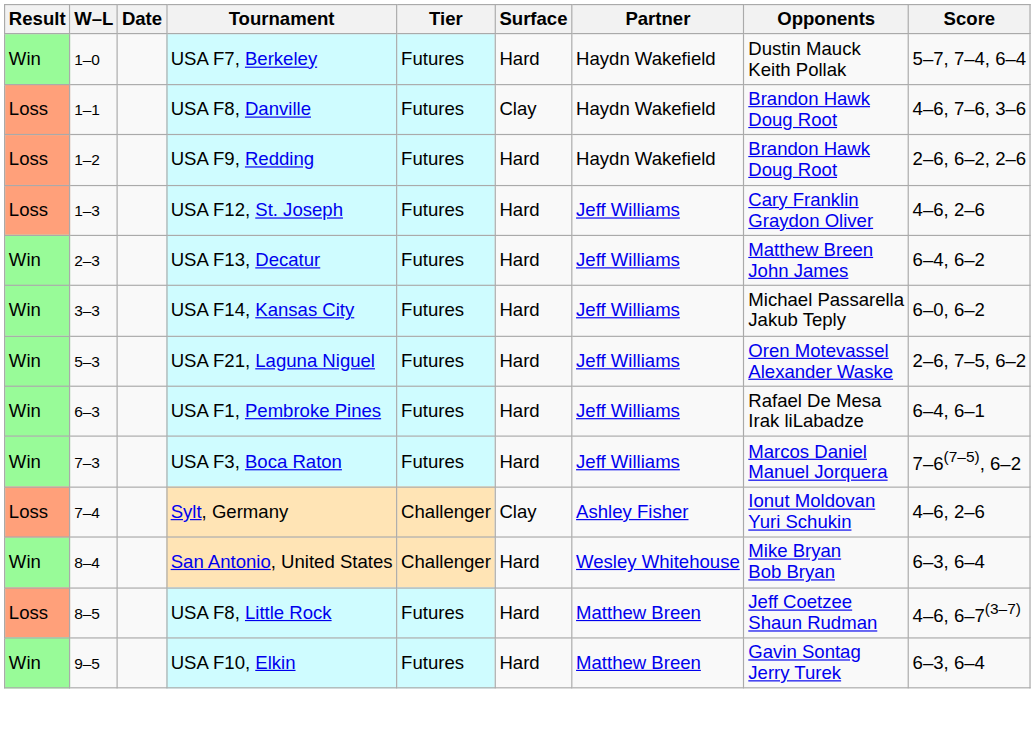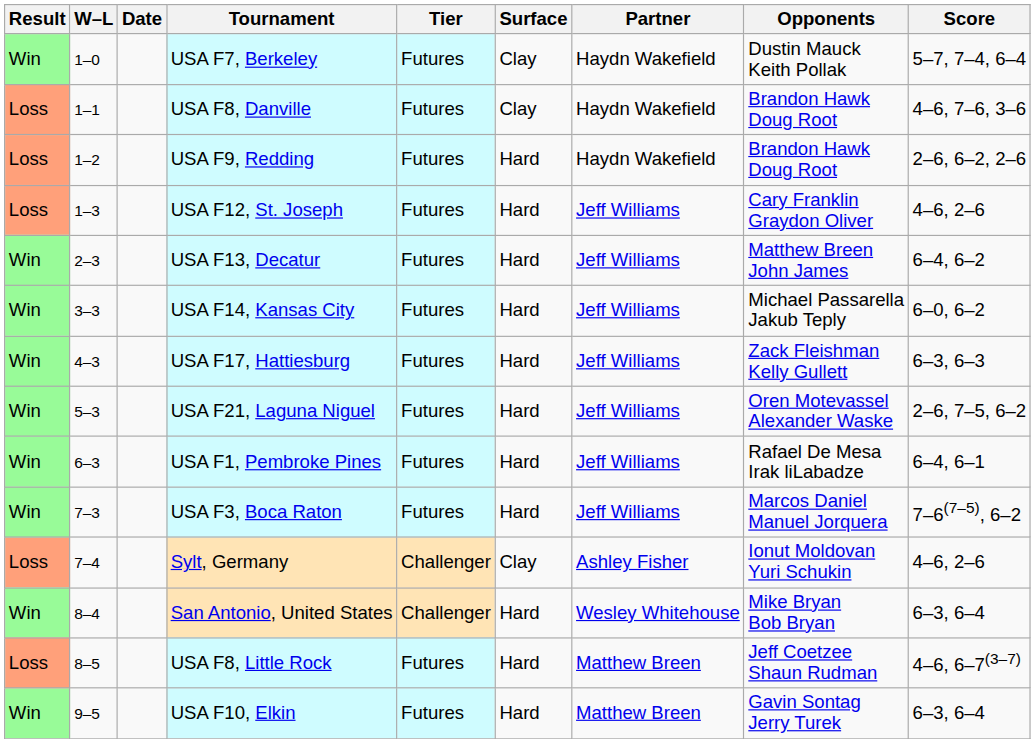(520, 59) Hard -> (518, 59) Clay
+ row: (260, 360)
